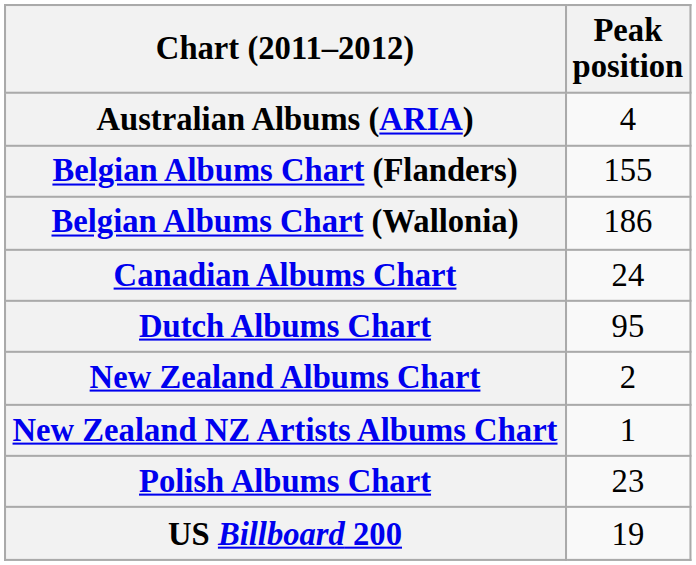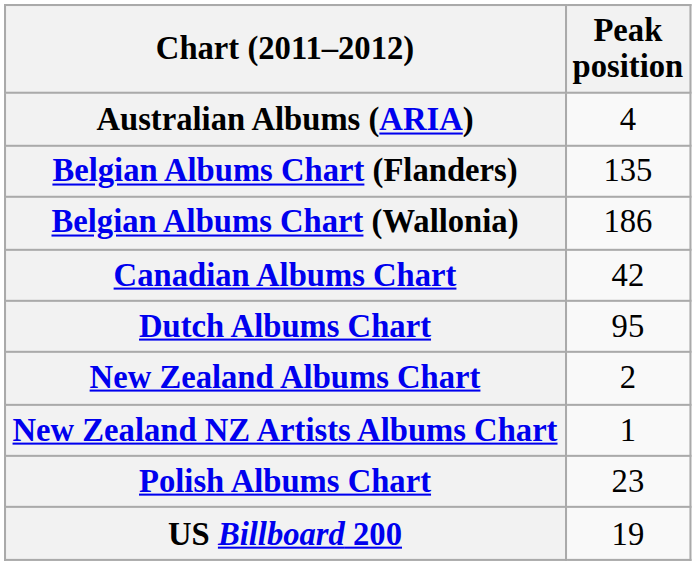(628, 170) 155 -> (628, 170) 135
(628, 274) 24 -> (628, 274) 42
